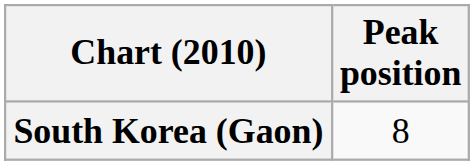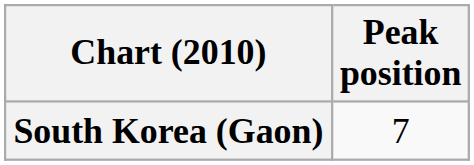(401, 130) 8 -> (401, 130) 7
